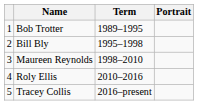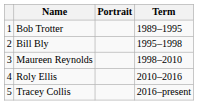columns swapped: (174, 12) <-> (125, 12)
